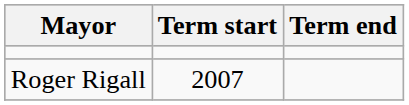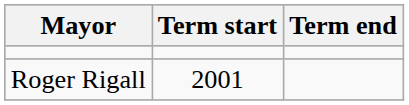(217, 79) 2007 -> (217, 79) 2001
